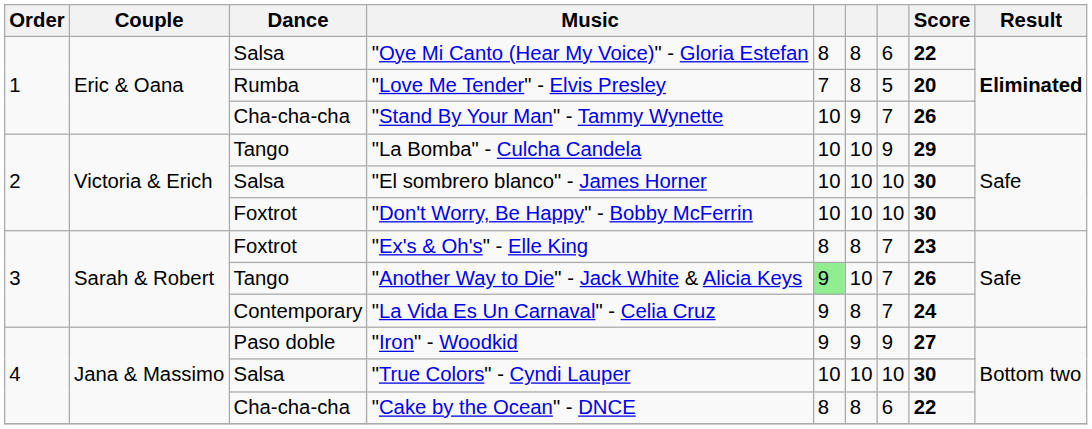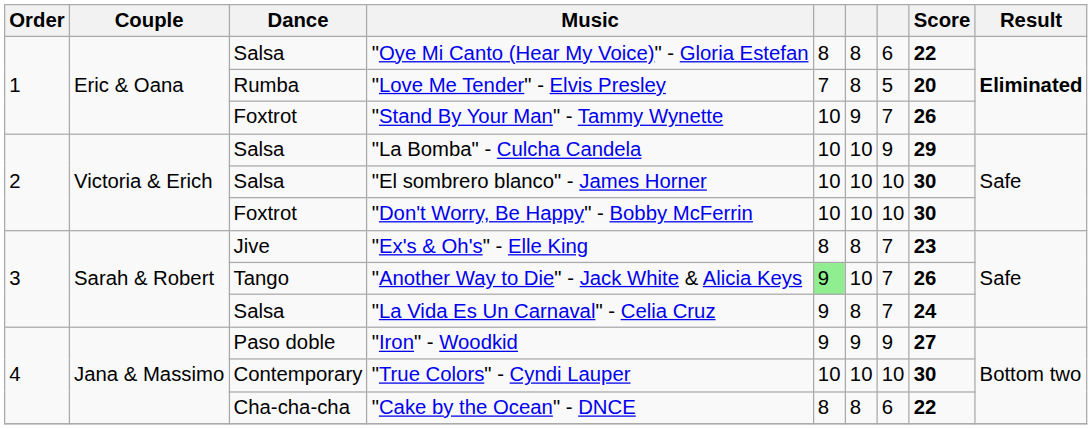(292, 117) Cha-cha-cha -> (265, 117) Foxtrot
(261, 149) Tango -> (259, 149) Salsa
(265, 246) Foxtrot -> (252, 246) Jive
(298, 310) Contemporary -> (259, 310) Salsa
(259, 375) Salsa -> (298, 375) Contemporary
